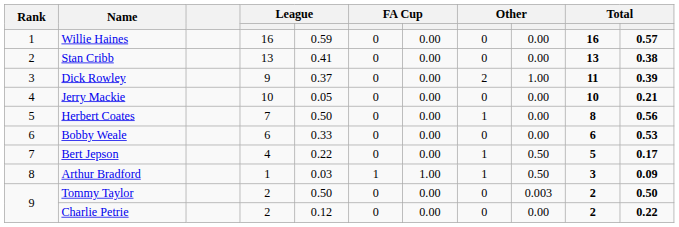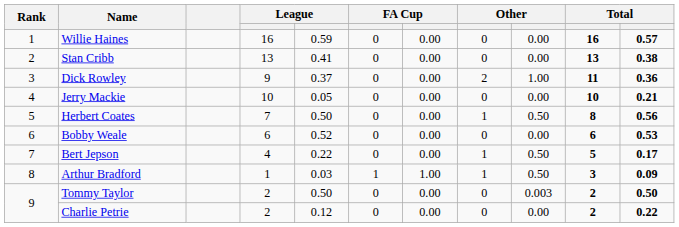(647, 77) 0.39 -> (647, 77) 0.36
(538, 116) 0.00 -> (538, 116) 0.50
(321, 135) 0.33 -> (321, 135) 0.52
